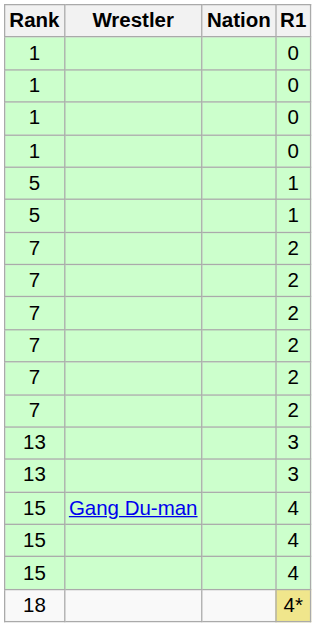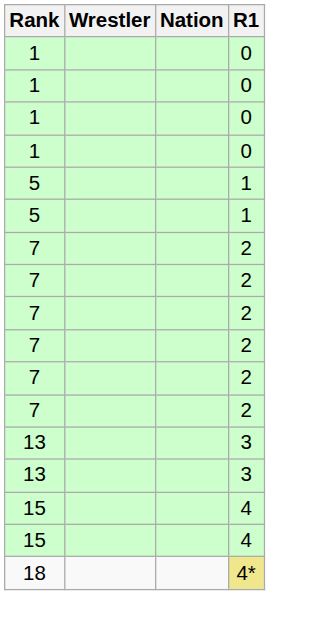- row: (34, 507)
